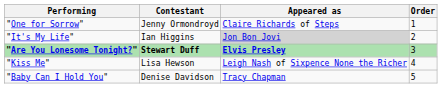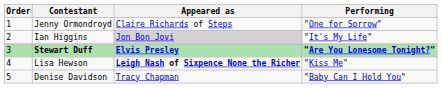columns swapped: (423, 11) <-> (72, 11)
(315, 63) normal -> (208, 63) bold
